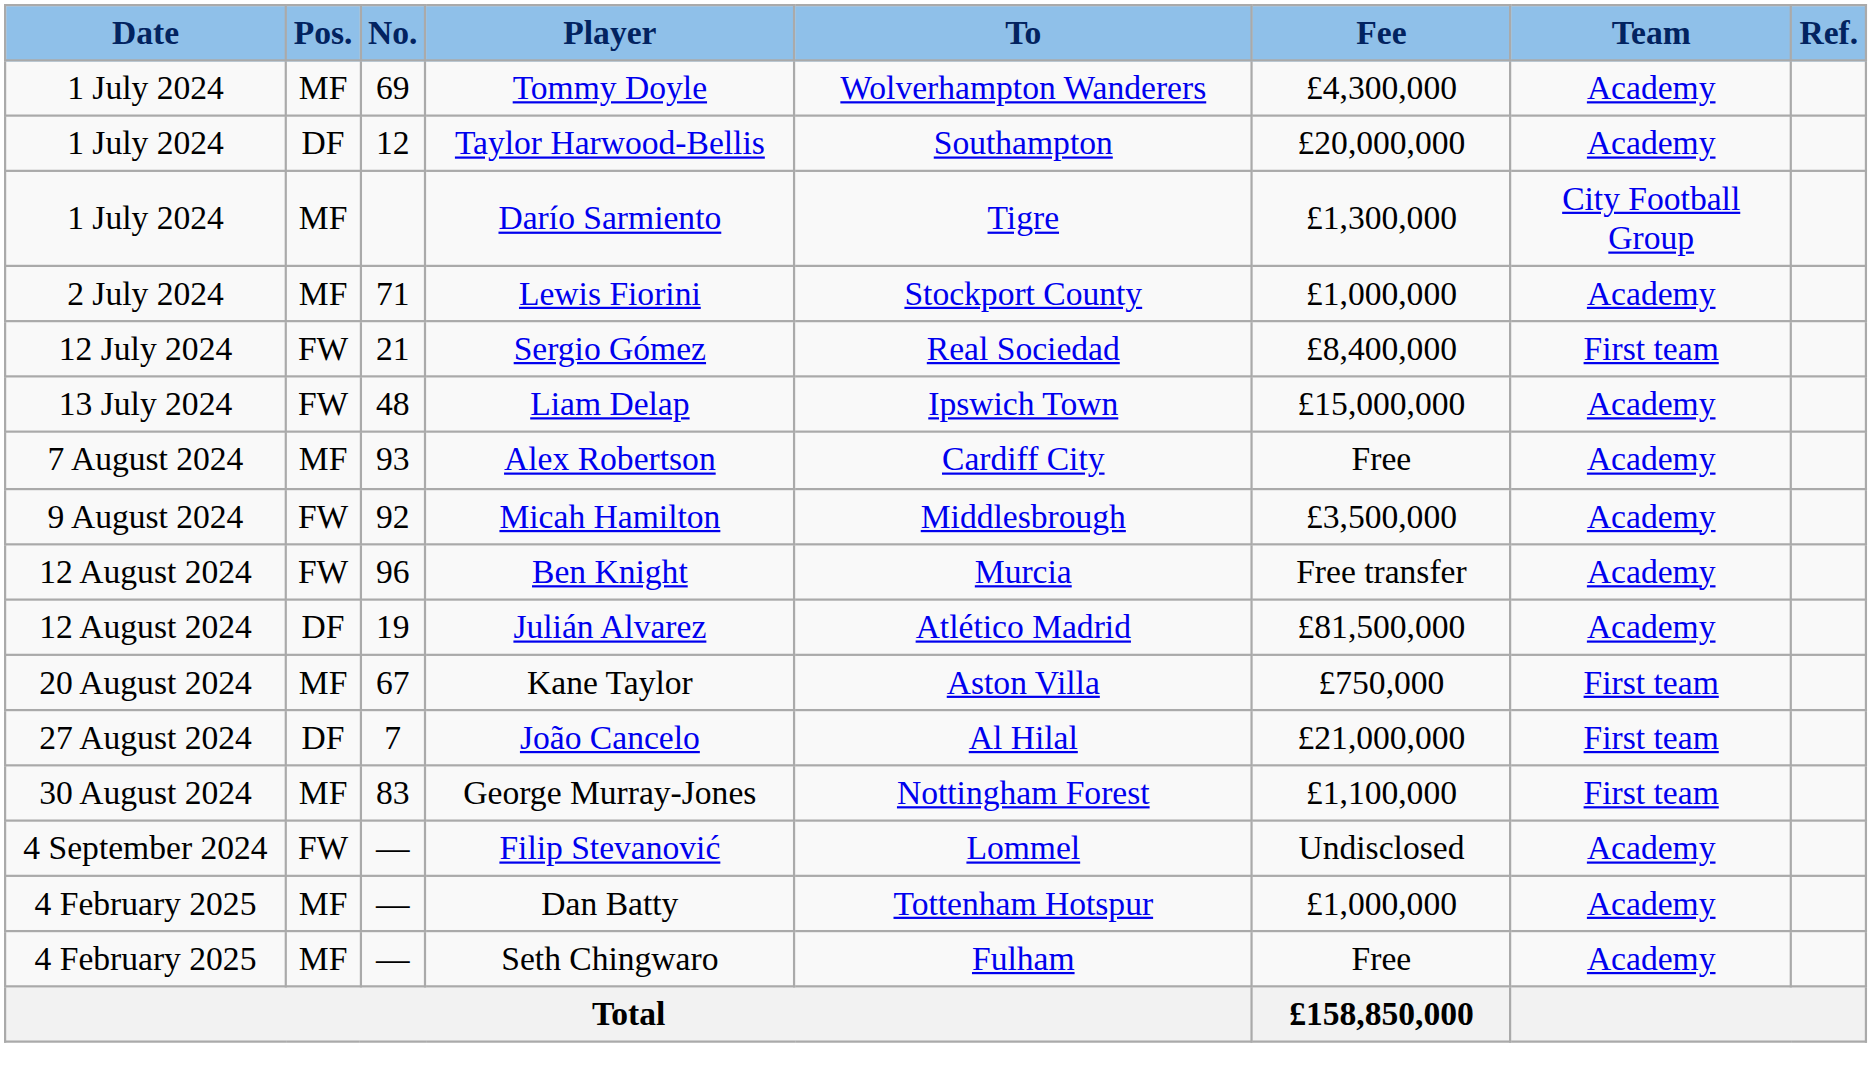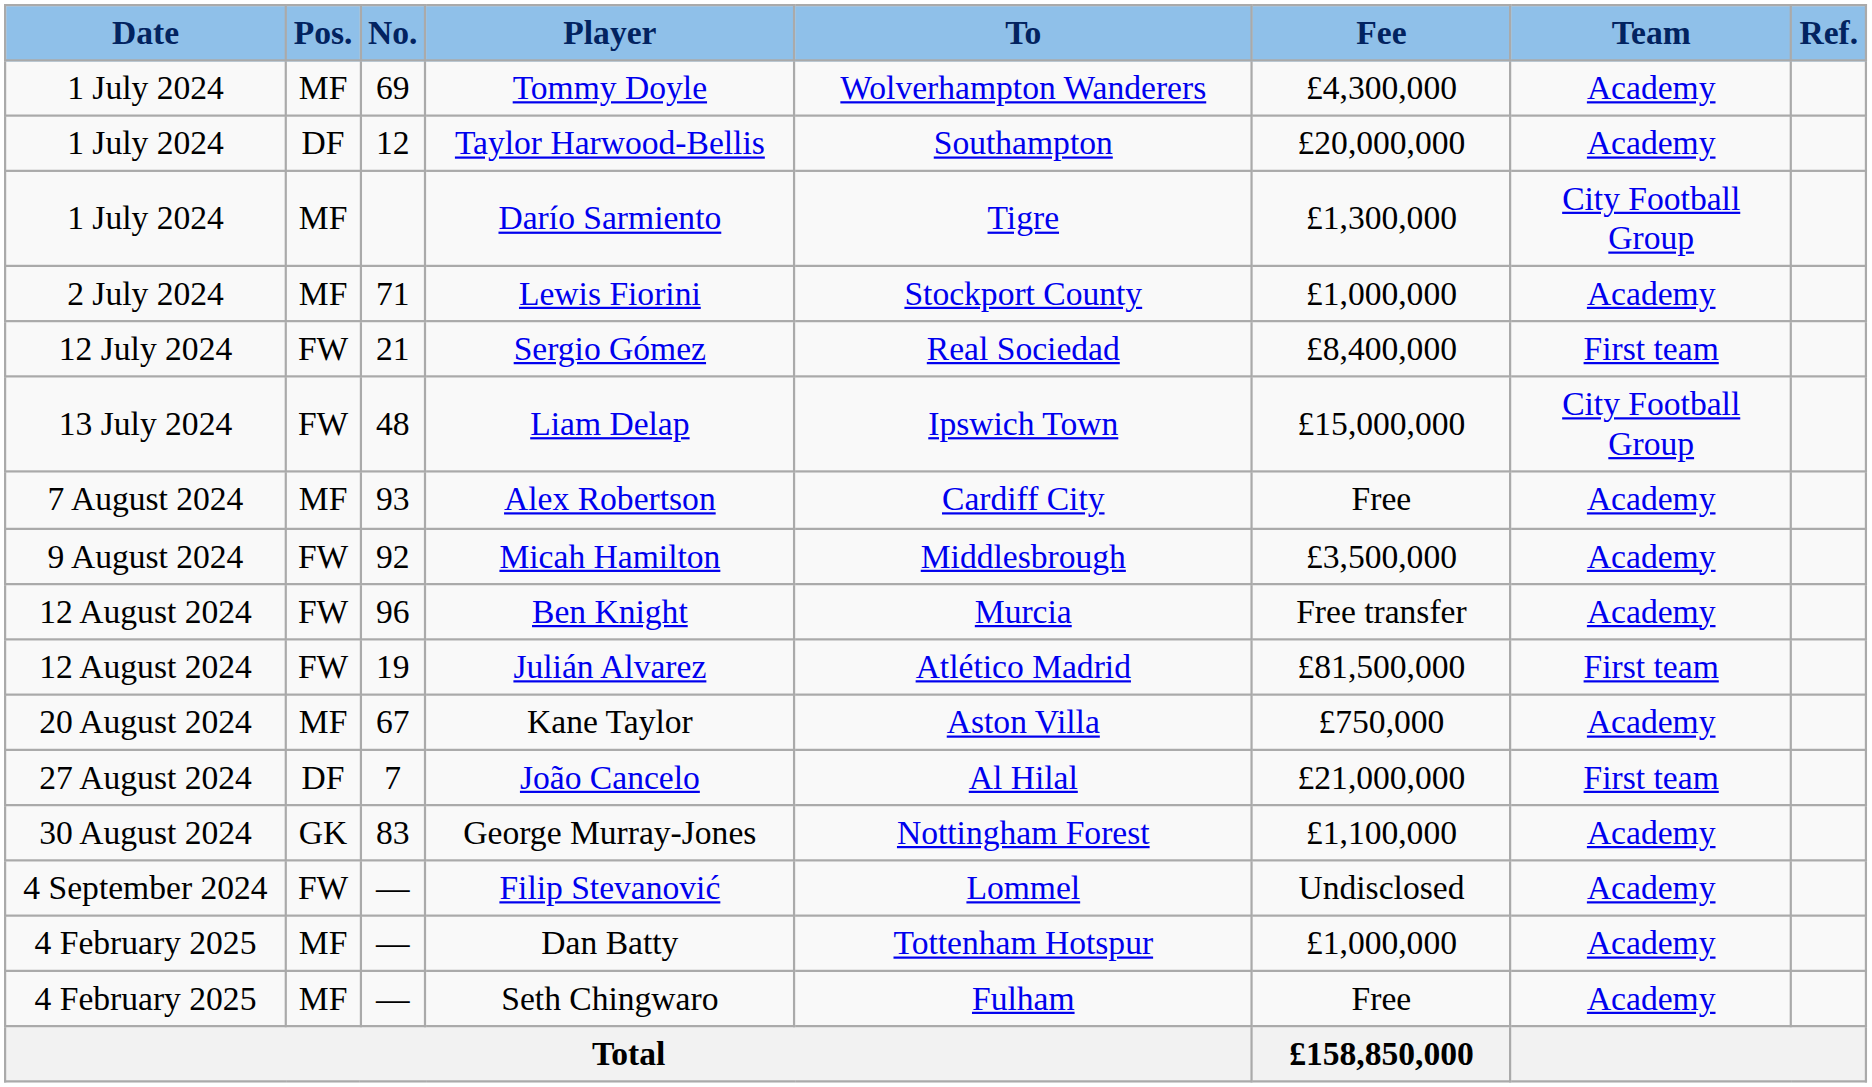(1651, 404) Academy -> (1651, 424) City Football Group
(323, 626) DF -> (323, 665) FW
(1651, 626) Academy -> (1651, 665) First team
(1651, 681) First team -> (1651, 721) Academy
(323, 792) MF -> (323, 831) GK
(1651, 792) First team -> (1651, 831) Academy
